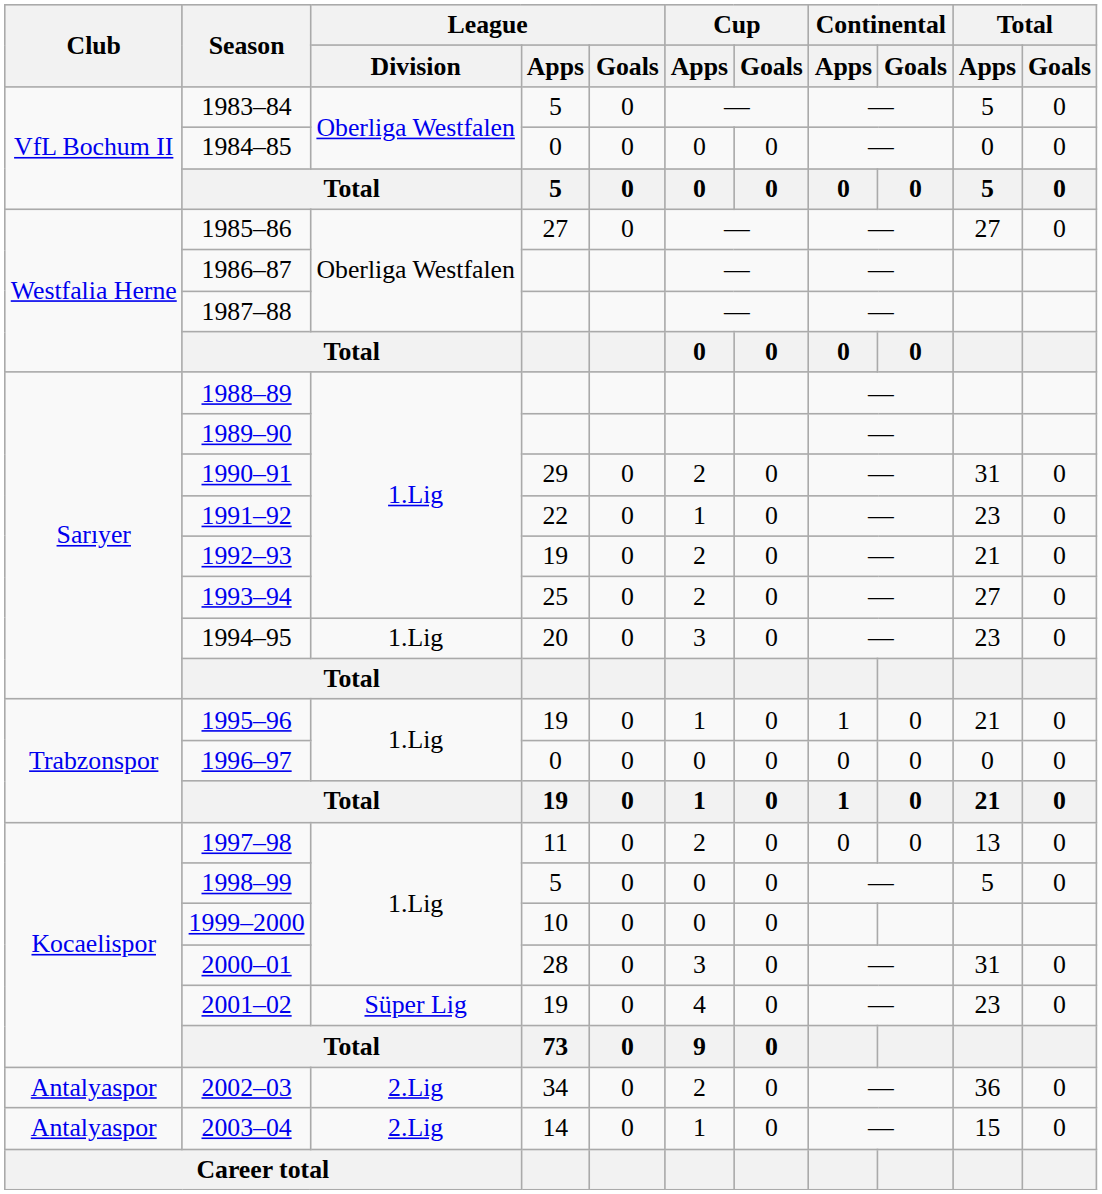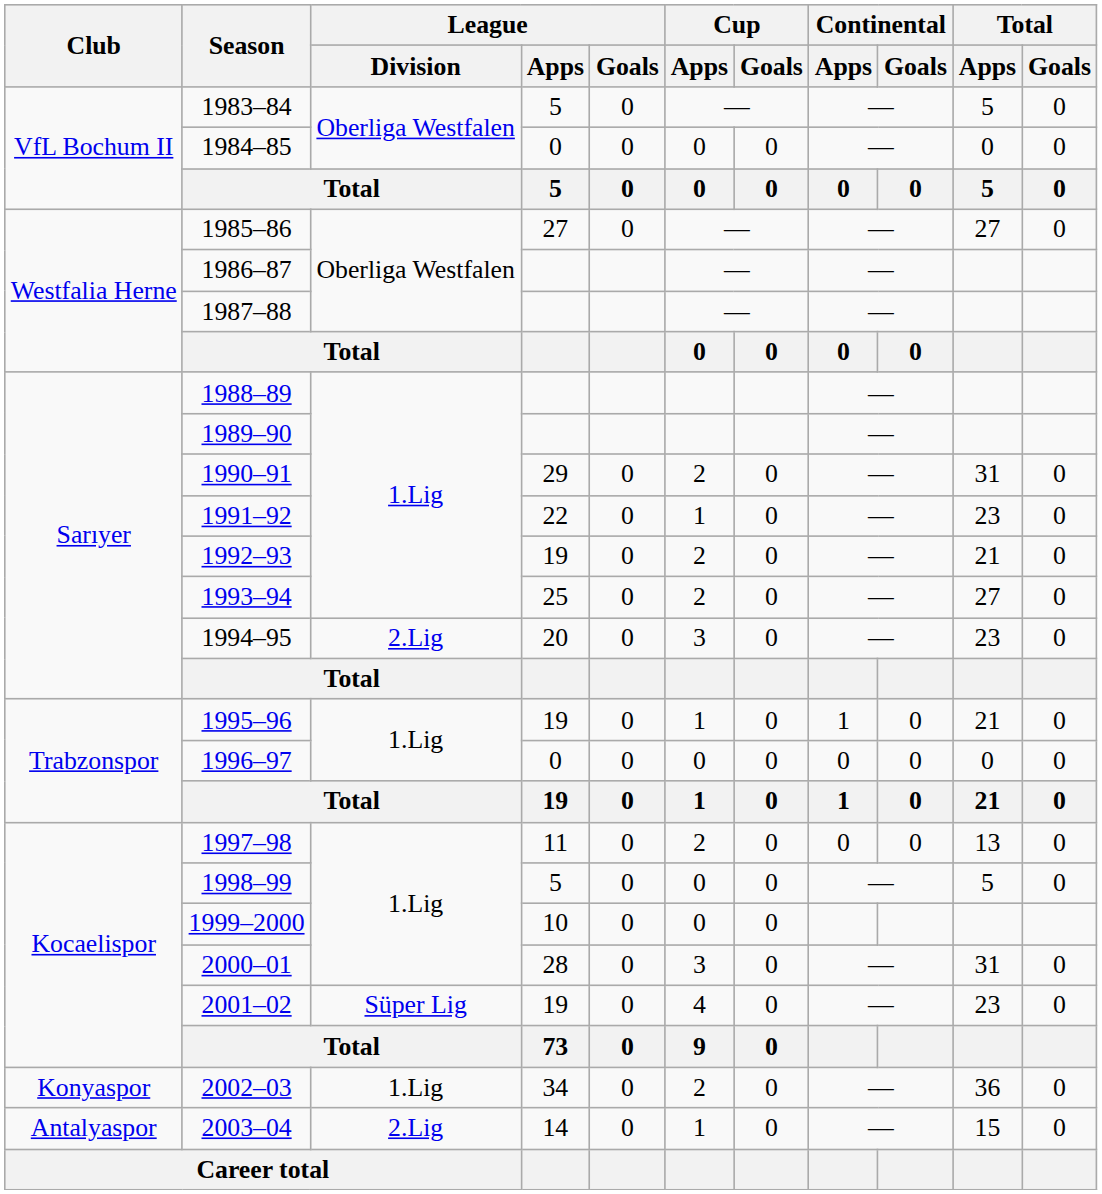(416, 637) 1.Lig -> (416, 637) 2.Lig
(94, 1087) Antalyaspor -> (94, 1087) Konyaspor
(416, 1087) 2.Lig -> (416, 1087) 1.Lig
